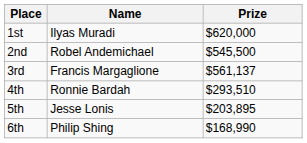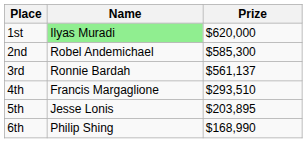(83, 33) no background -> (83, 33) lightgreen background
(231, 52) $545,500 -> (231, 52) $585,300
(105, 71) Francis Margaglione -> (90, 71) Ronnie Bardah
(90, 90) Ronnie Bardah -> (105, 90) Francis Margaglione
